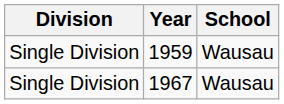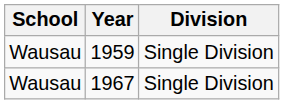columns swapped: (238, 20) <-> (74, 20)
